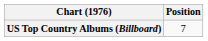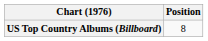(183, 28) 7 -> (183, 28) 8
